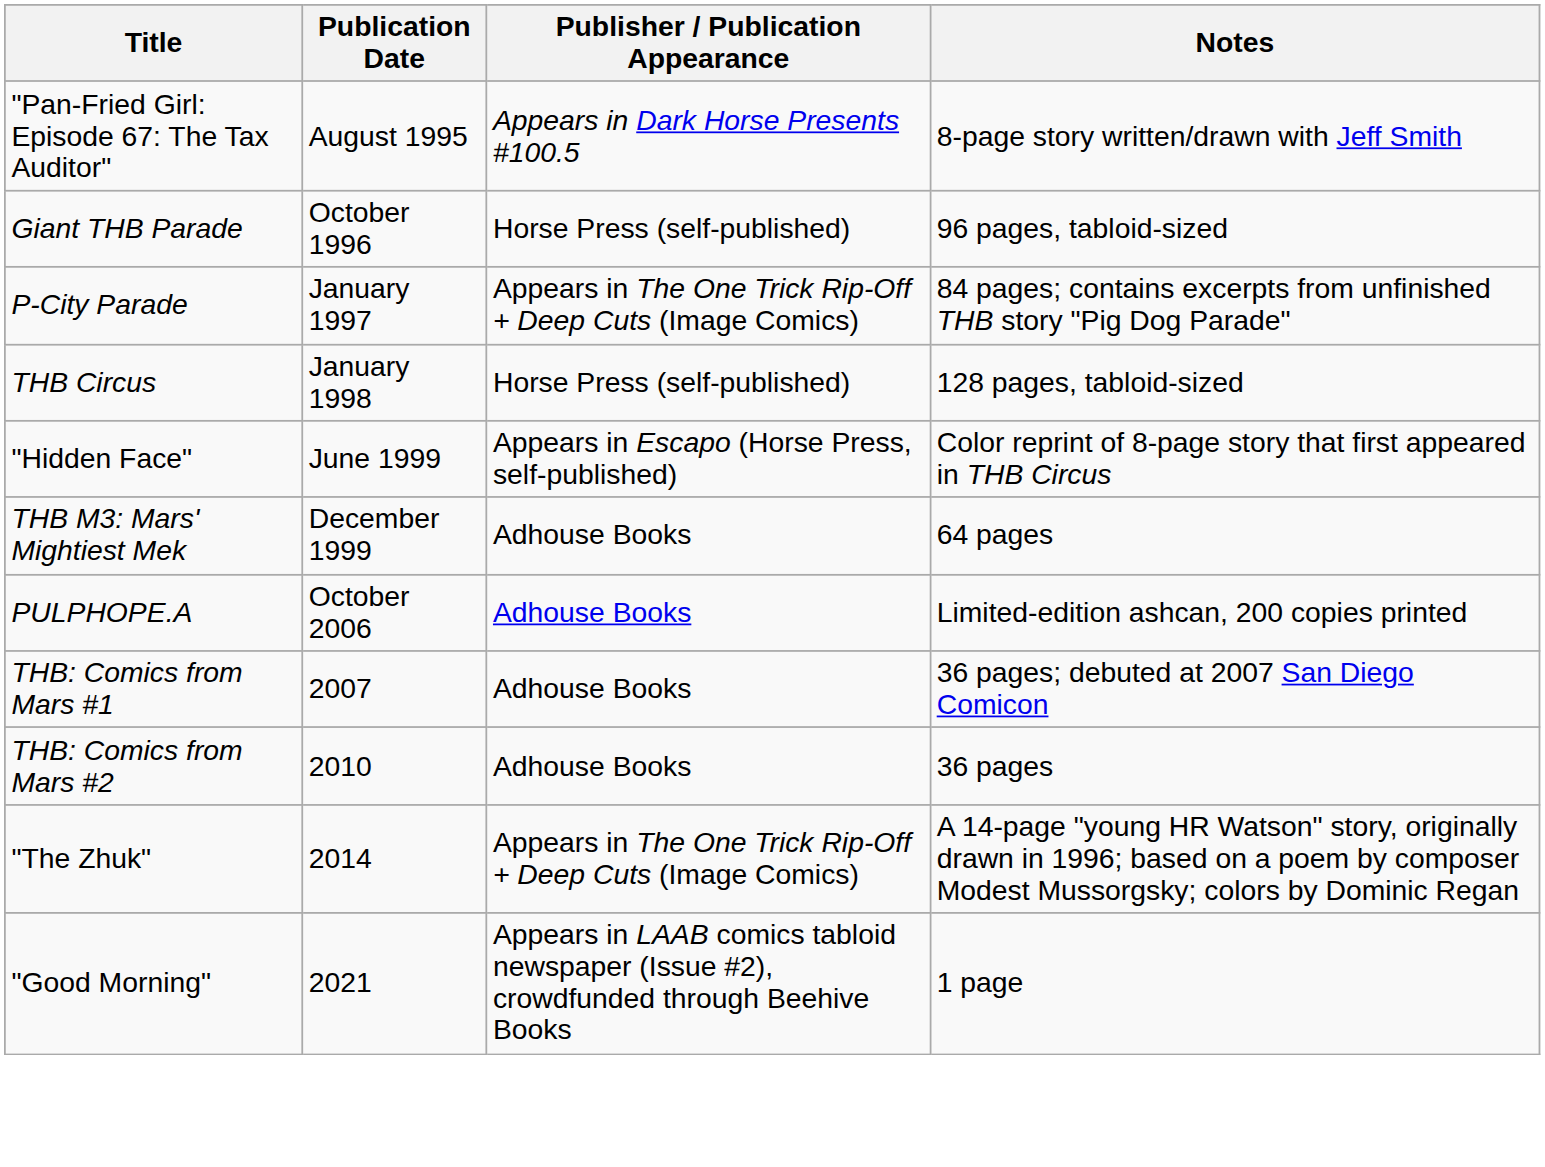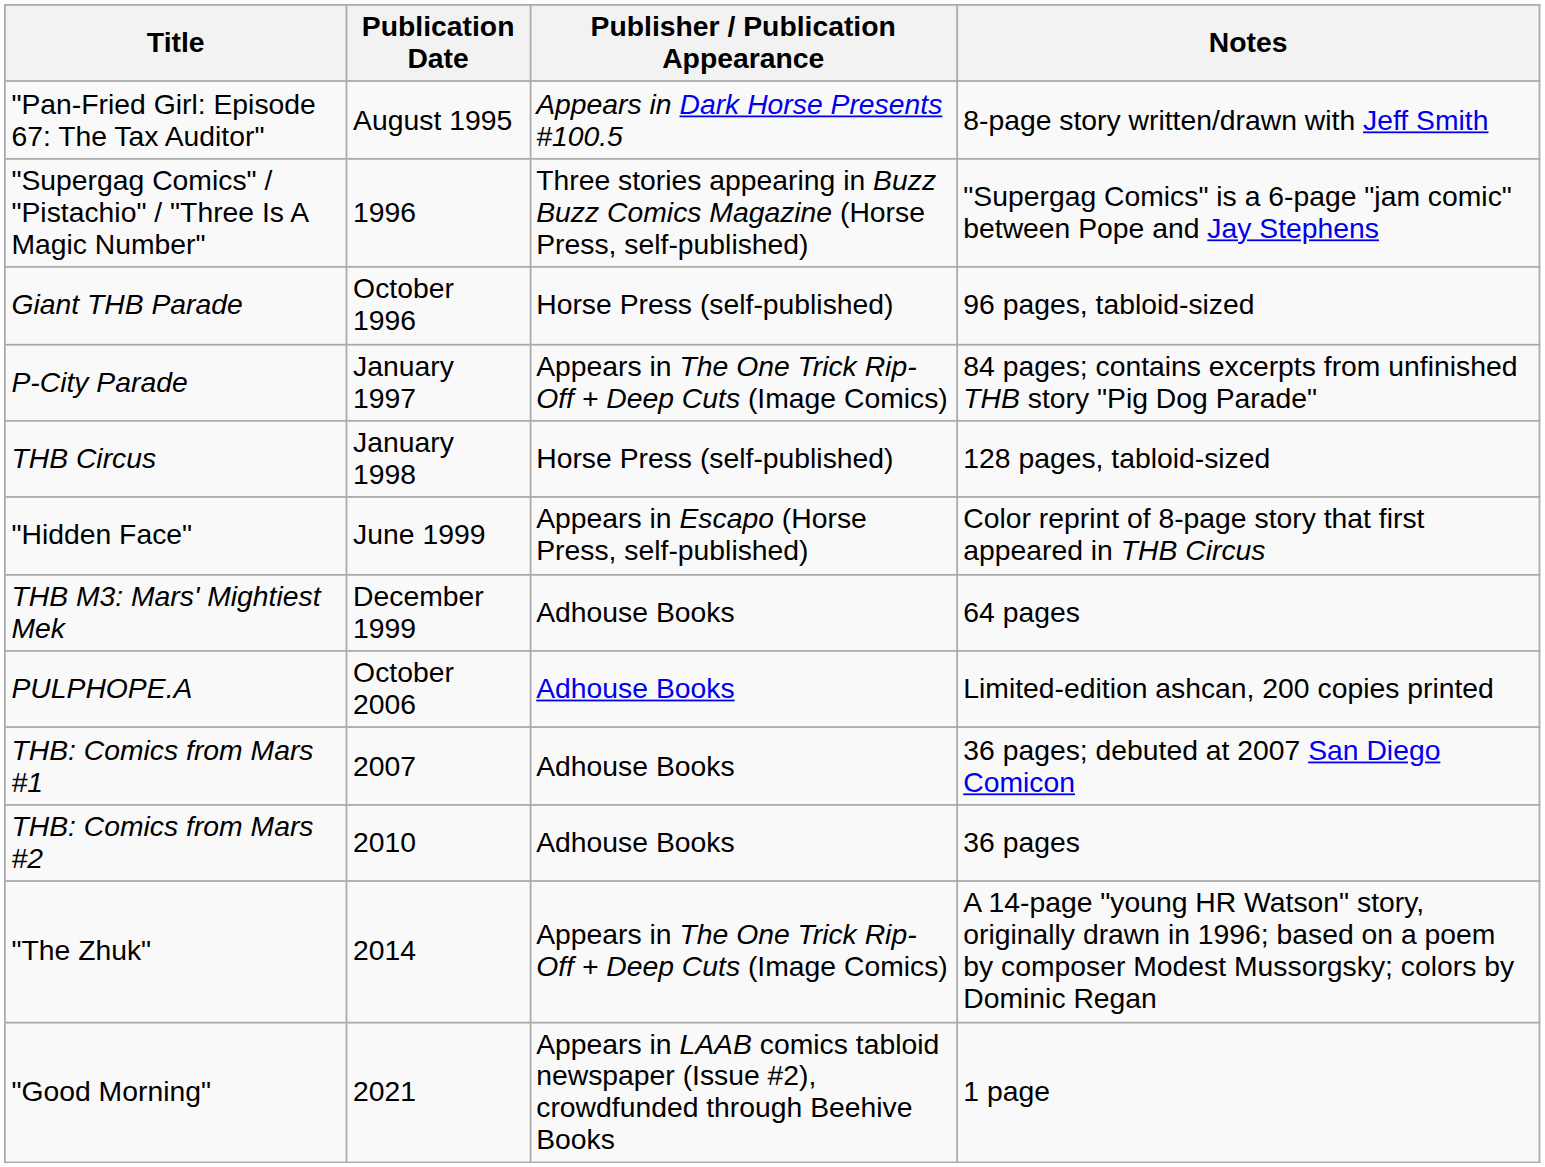+ row: (160, 212)
